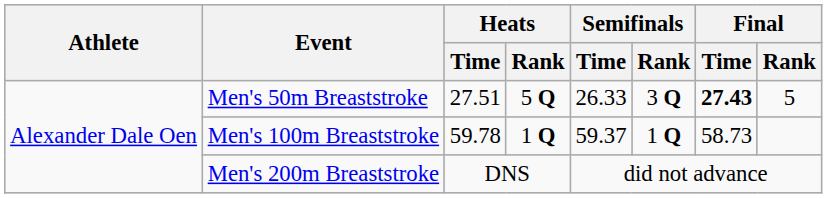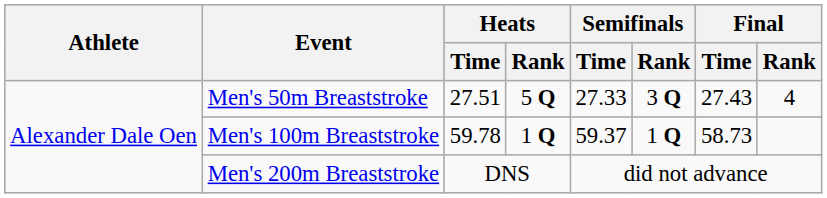(601, 98) 26.33 -> (601, 98) 27.33
(727, 98) bold -> (727, 98) normal
(789, 98) 5 -> (789, 98) 4
